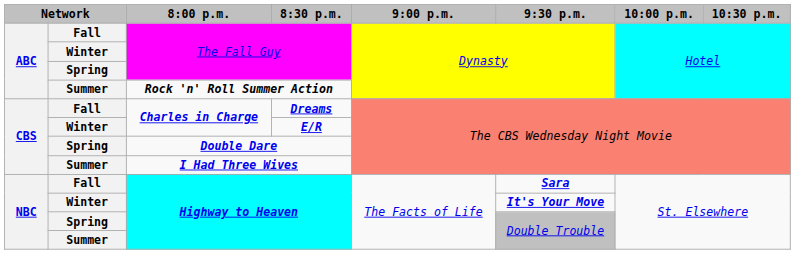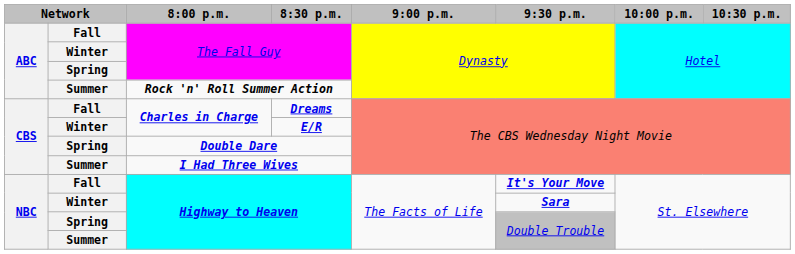(555, 184) Sara -> (555, 184) It's Your Move
(555, 202) It's Your Move -> (555, 202) Sara
